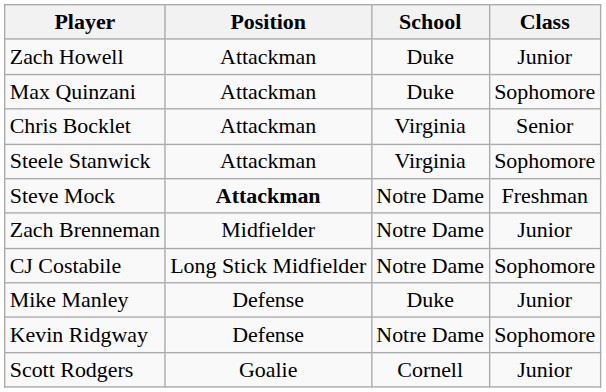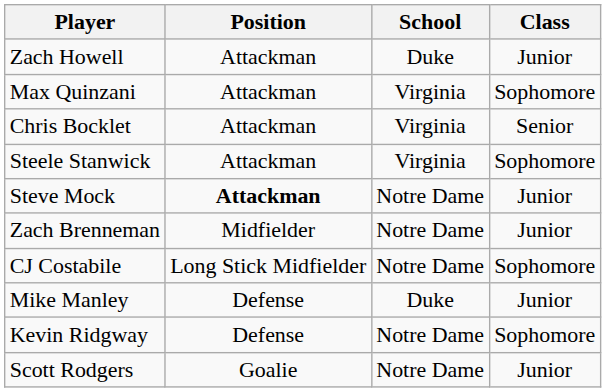(430, 91) Duke -> (430, 91) Virginia
(545, 195) Freshman -> (545, 195) Junior
(430, 369) Cornell -> (430, 369) Notre Dame
